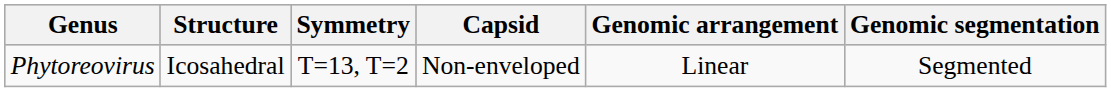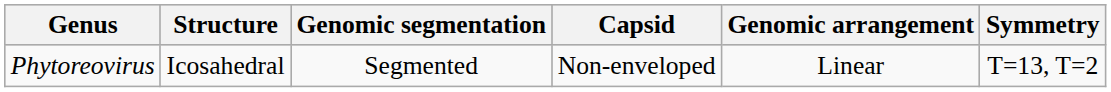columns swapped: (353, 24) <-> (975, 24)
